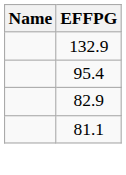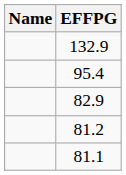+ row: (89, 128)
